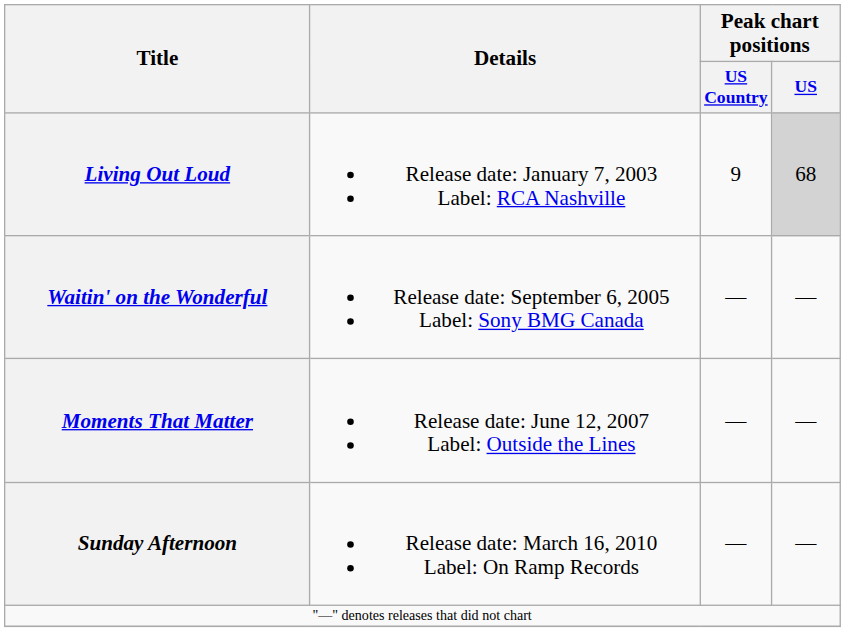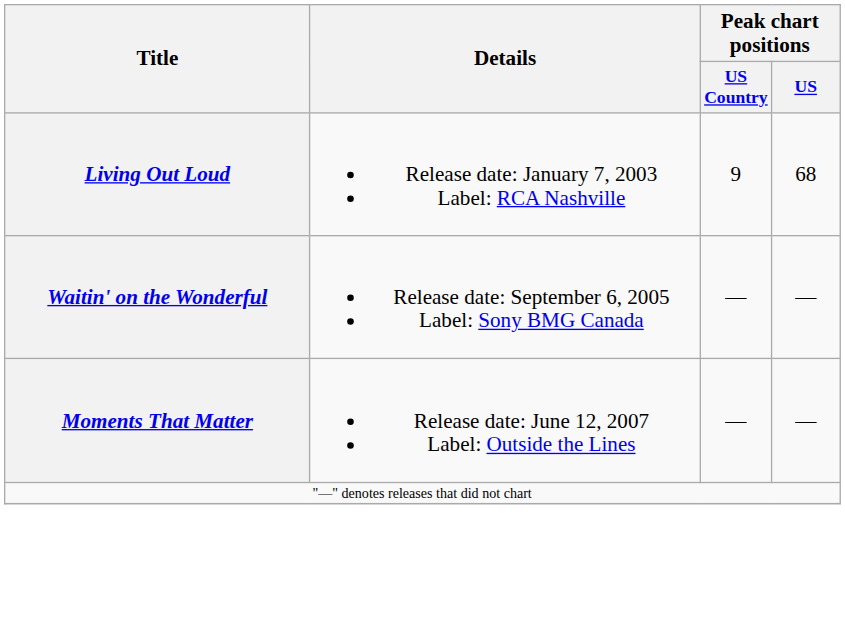(806, 173) lightgrey background -> (806, 173) no background
- row: (157, 543)
